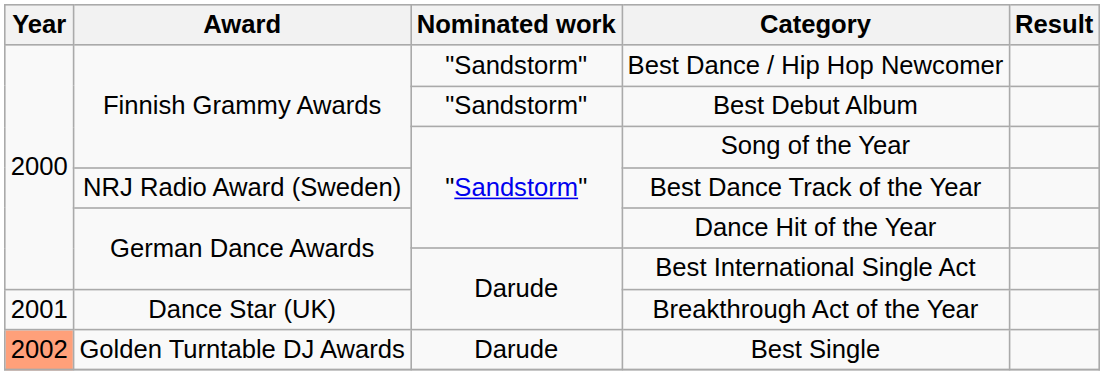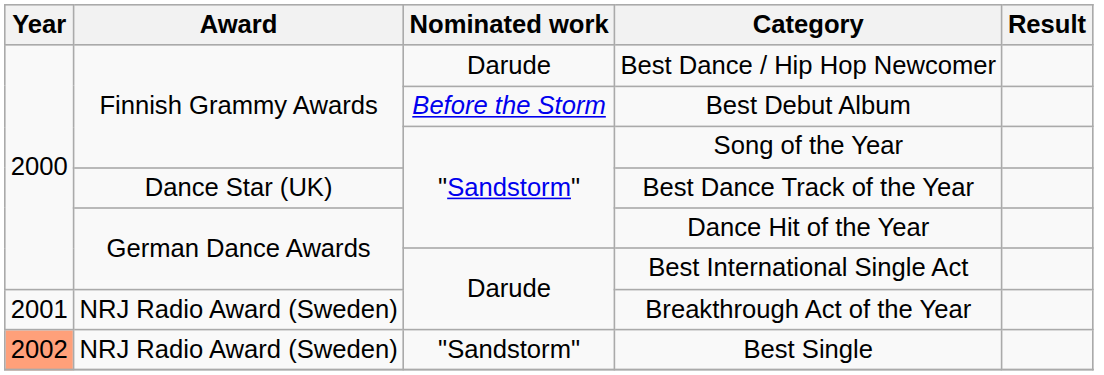(516, 65) "Sandstorm" -> (509, 65) Darude
(516, 106) "Sandstorm" -> (509, 106) Before the Storm
(242, 187) NRJ Radio Award (Sweden) -> (239, 187) Dance Star (UK)
(242, 308) Dance Star (UK) -> (239, 308) NRJ Radio Award (Sweden)
(242, 349) Golden Turntable DJ Awards -> (239, 349) NRJ Radio Award (Sweden)
(516, 349) Darude -> (509, 349) "Sandstorm"
